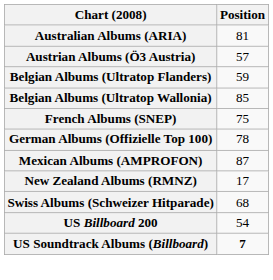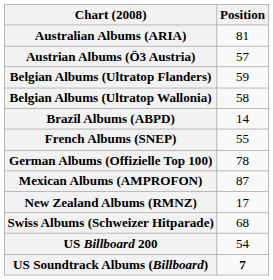(242, 98) 85 -> (242, 98) 58
+ row: (111, 118)
(242, 118) 75 -> (242, 139) 55
